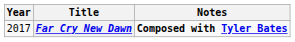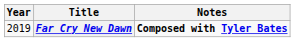(19, 29) 2017 -> (19, 29) 2019
